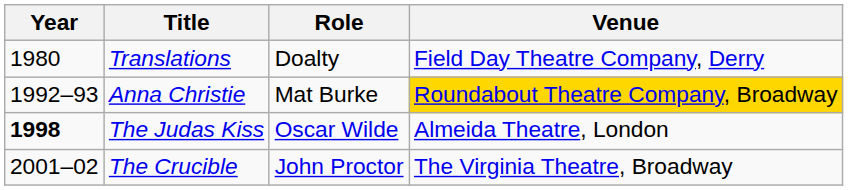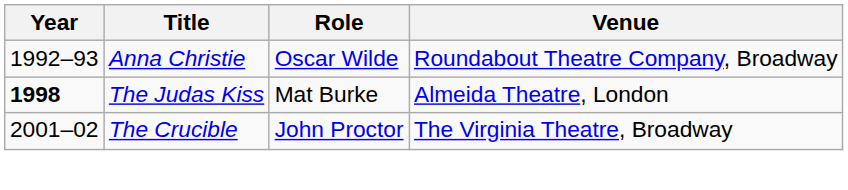- row: (170, 58)
(326, 94) Mat Burke -> (337, 58) Oscar Wilde
(626, 94) gold background -> (626, 58) no background
(337, 130) Oscar Wilde -> (326, 94) Mat Burke
